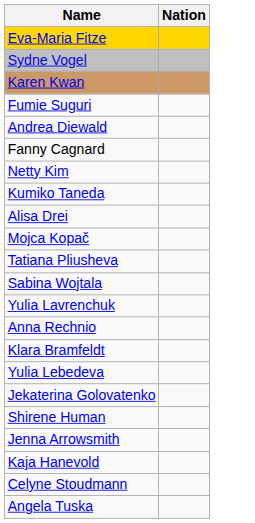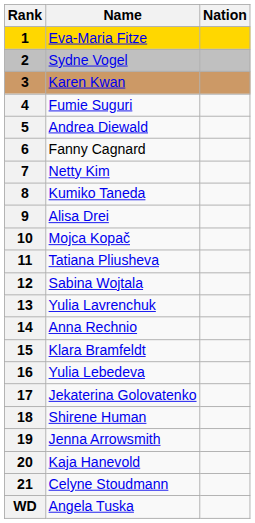+ column: (25, 15)
